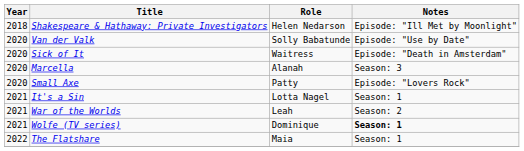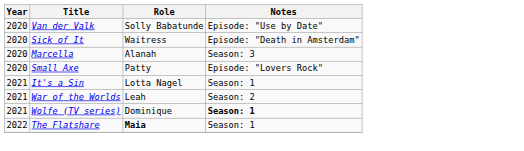- row: (150, 26)
(282, 139) normal -> (135, 125) bold
